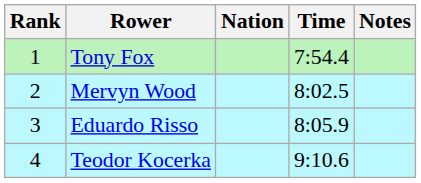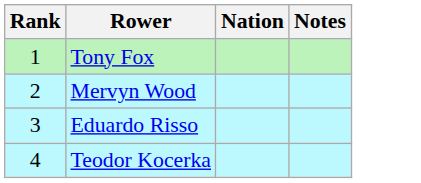- column: (321, 21)
